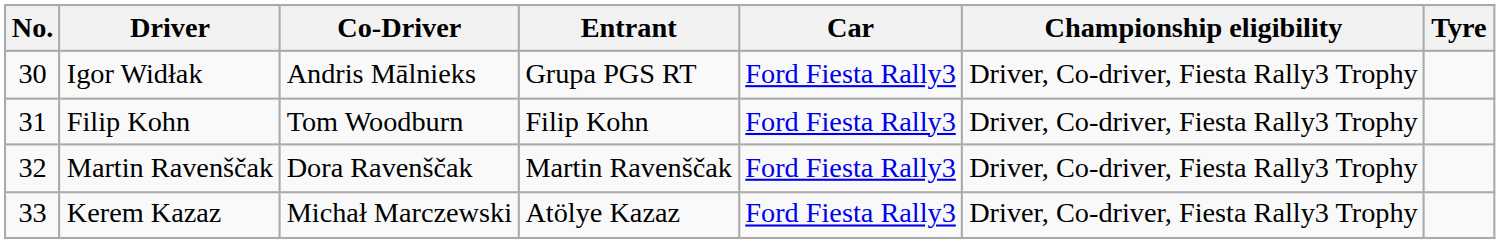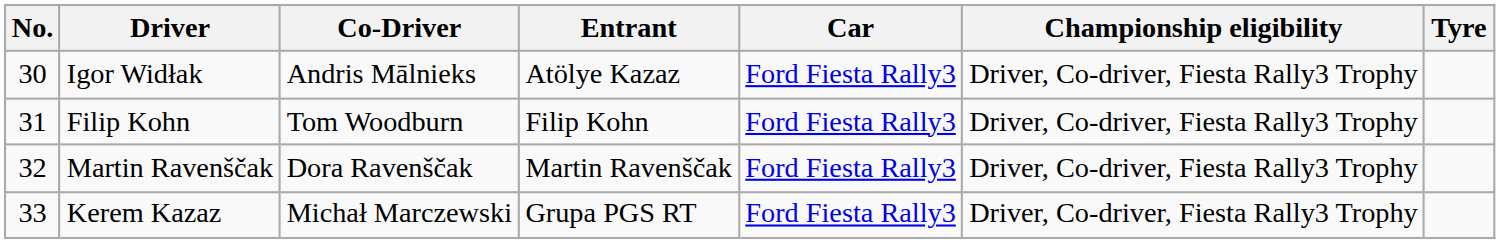(611, 74) Grupa PGS RT -> (603, 74) Atölye Kazaz
(603, 214) Atölye Kazaz -> (611, 214) Grupa PGS RT
